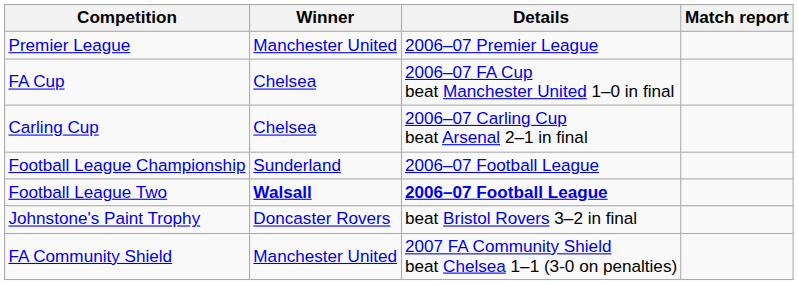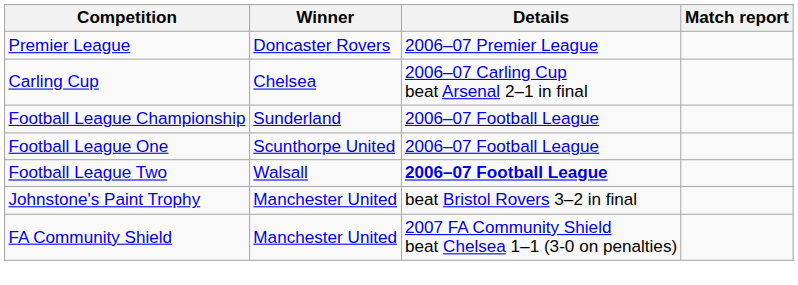(325, 45) Manchester United -> (322, 45) Doncaster Rovers
- row: (37, 82)
+ row: (88, 145)
(283, 192) bold -> (281, 173) normal
(322, 219) Doncaster Rovers -> (325, 200) Manchester United
